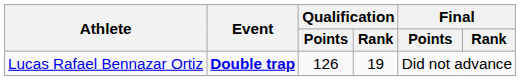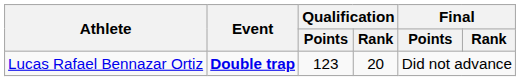(326, 64) 126 -> (326, 64) 123
(376, 64) 19 -> (376, 64) 20
